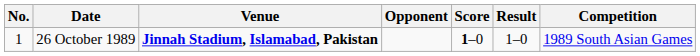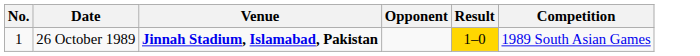- column: (472, 16)
(516, 39) no background -> (475, 39) gold background
